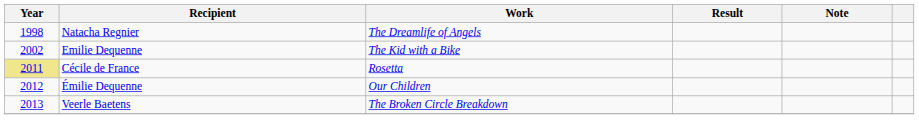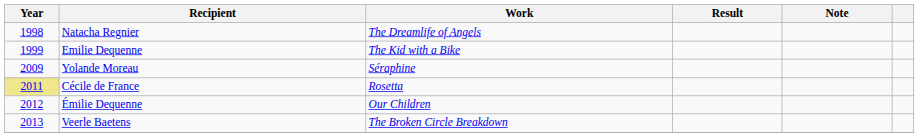(32, 50) 2002 -> (32, 50) 1999
+ row: (100, 68)
